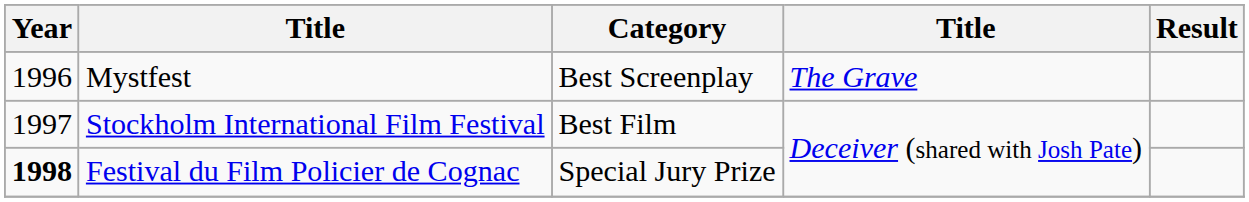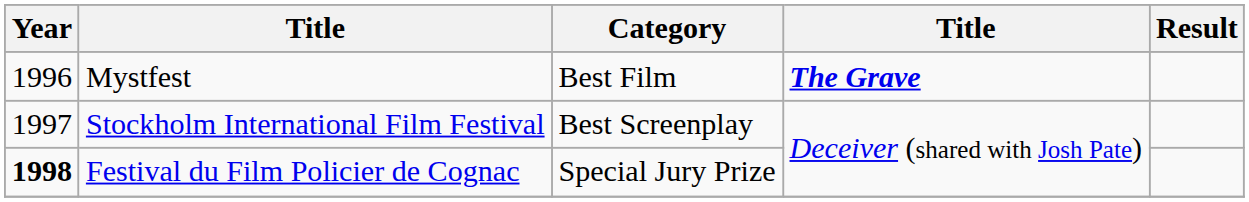(656, 76) Best Screenplay -> (617, 76) Best Film
(853, 76) normal -> (855, 76) bold
(617, 123) Best Film -> (656, 123) Best Screenplay
